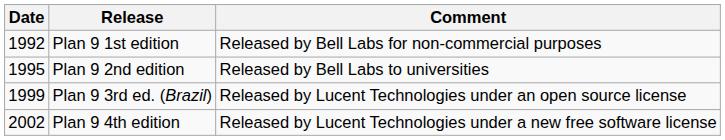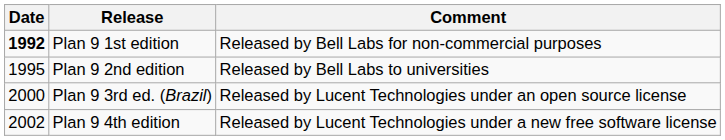(27, 43) normal -> (27, 43) bold
(27, 95) 1999 -> (27, 95) 2000
